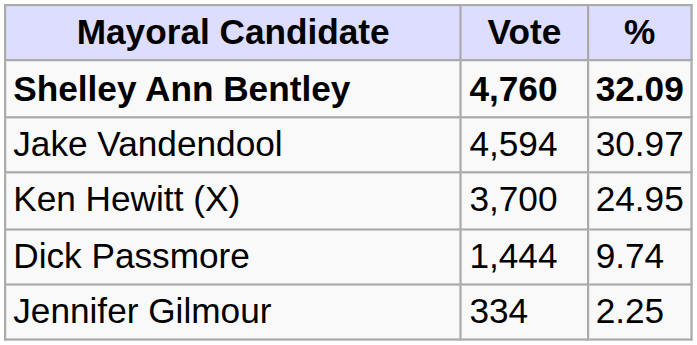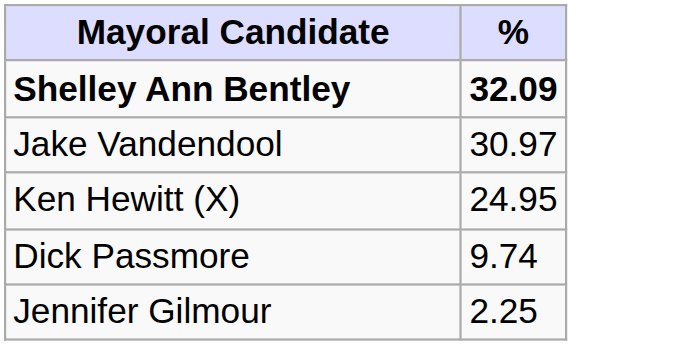- column: (524, 32)
